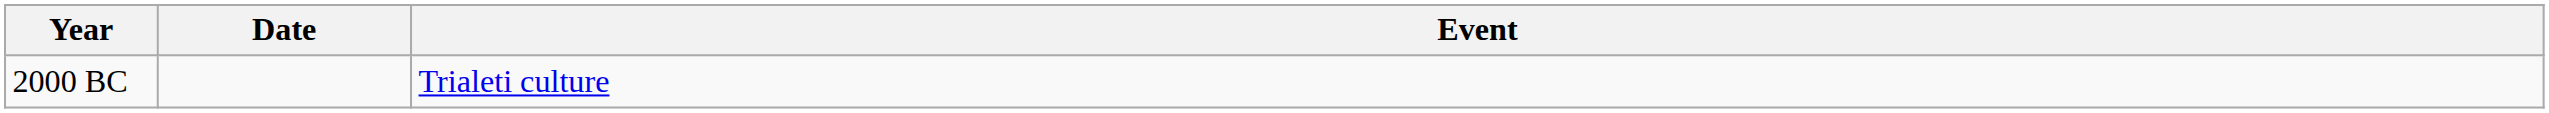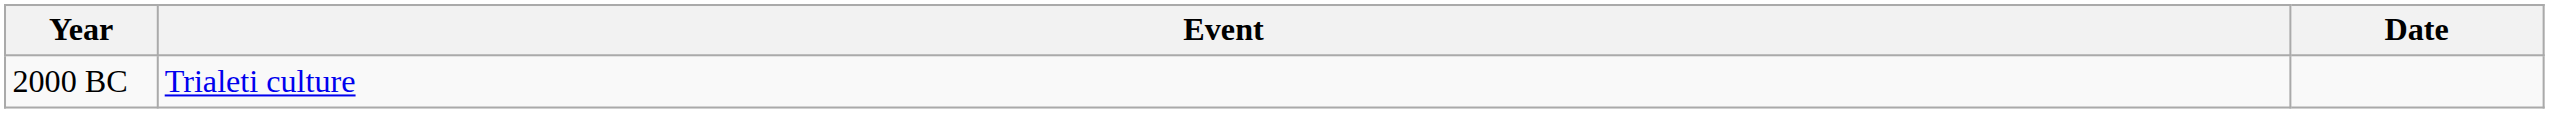columns swapped: (284, 30) <-> (1477, 30)
